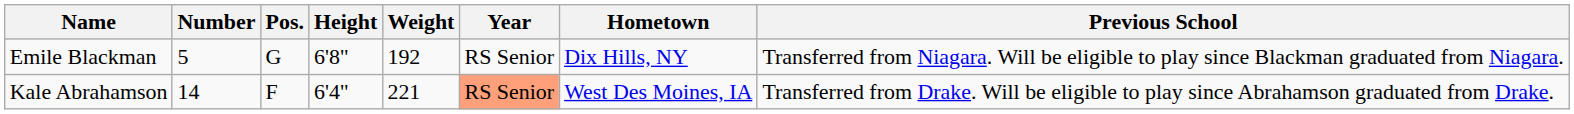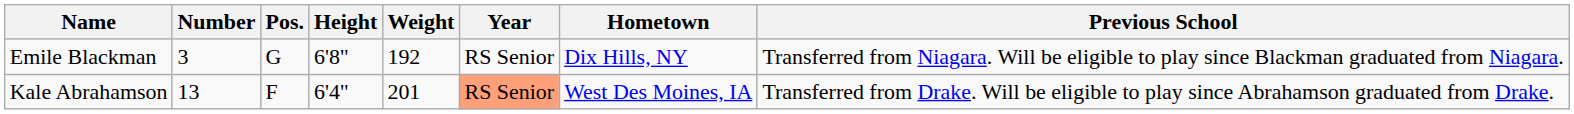(183, 56) 5 -> (183, 56) 3
(188, 91) 14 -> (188, 91) 13
(404, 91) 221 -> (404, 91) 201
